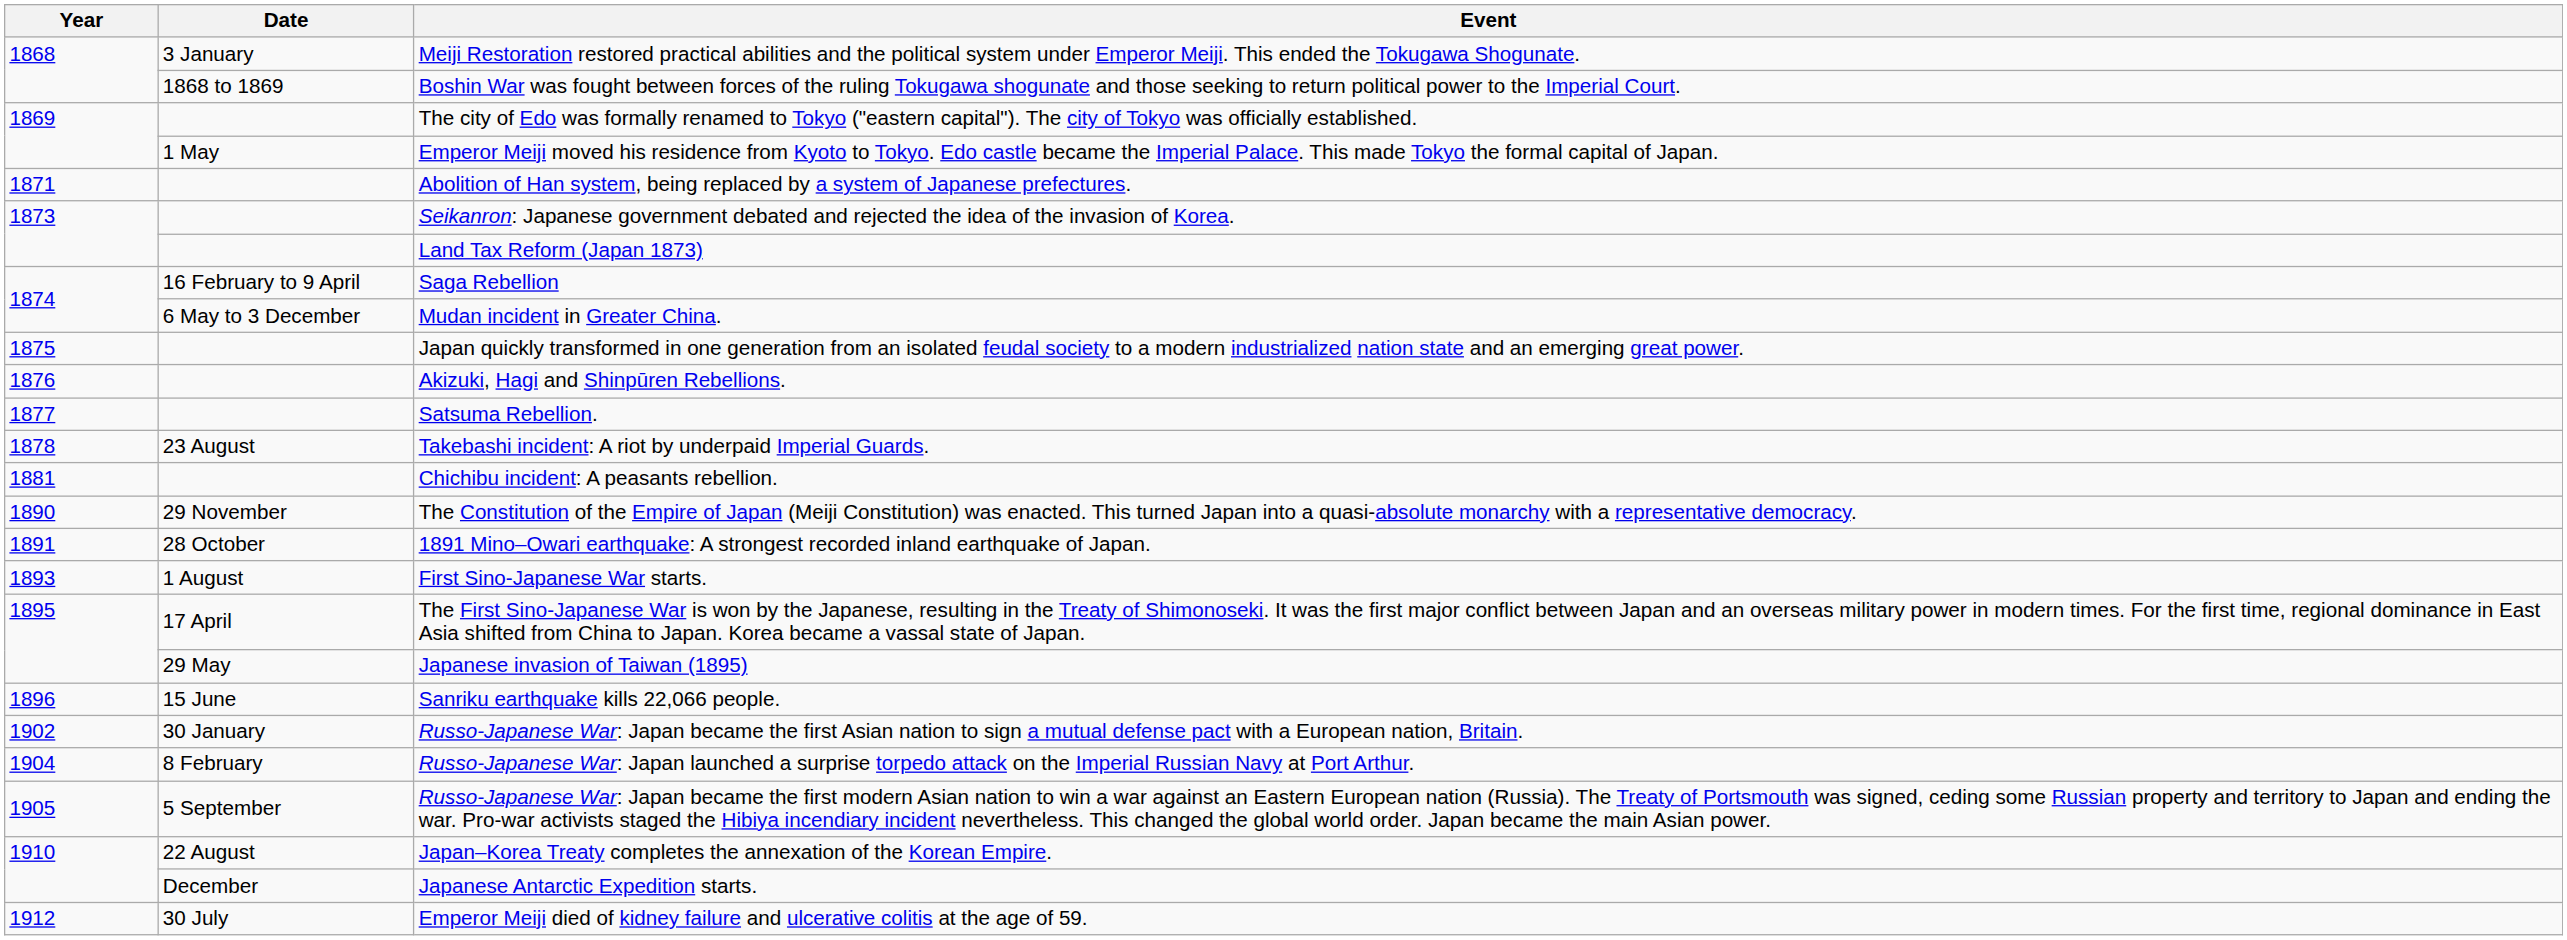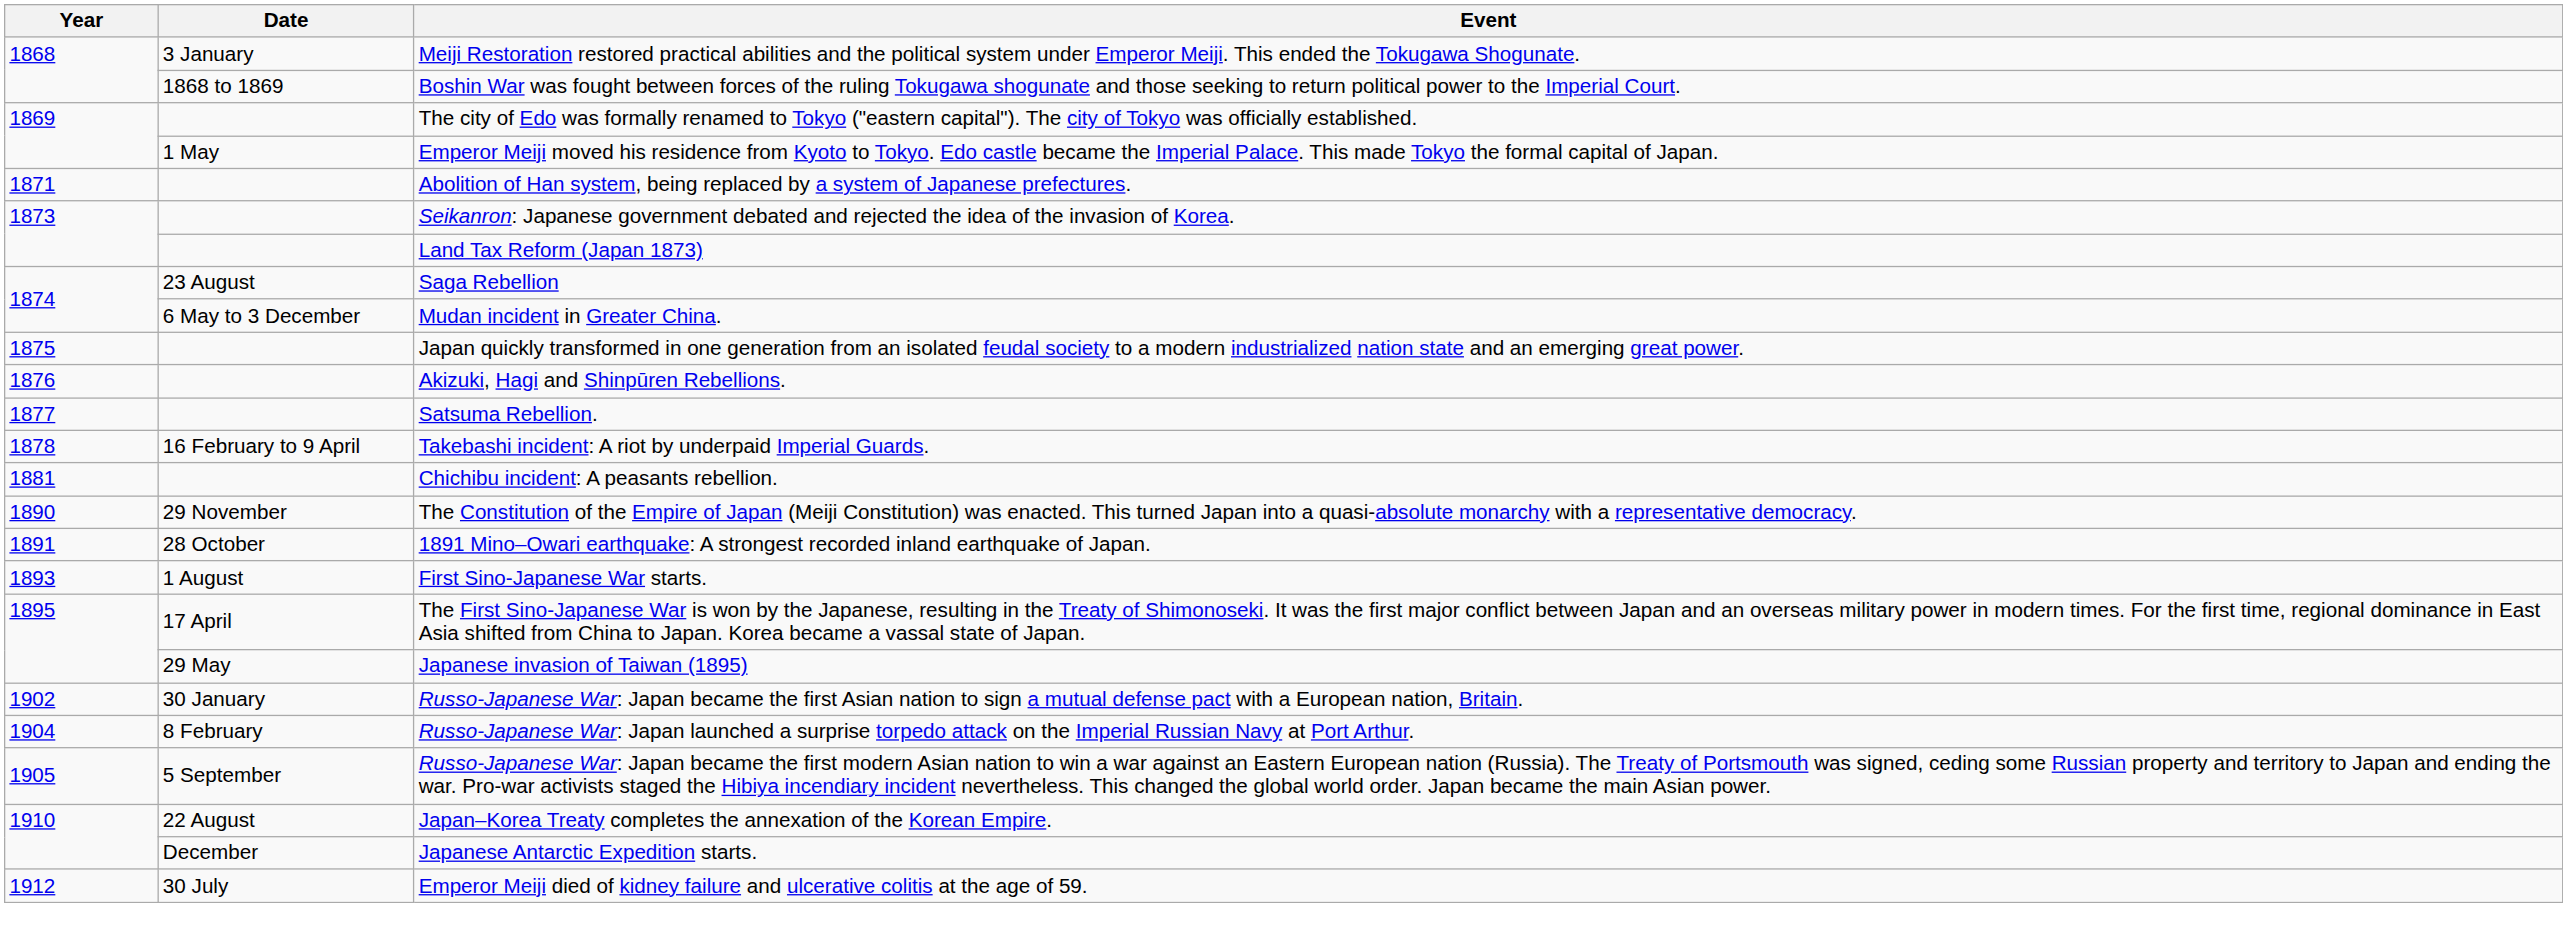(262, 282) 16 February to 9 April -> (209, 282) 23 August
(209, 446) 23 August -> (262, 446) 16 February to 9 April
- row: (599, 698)
